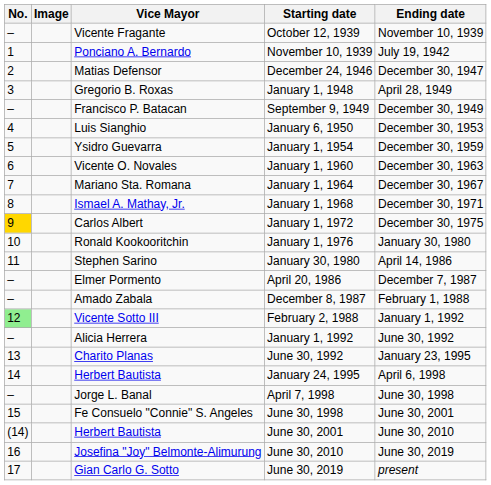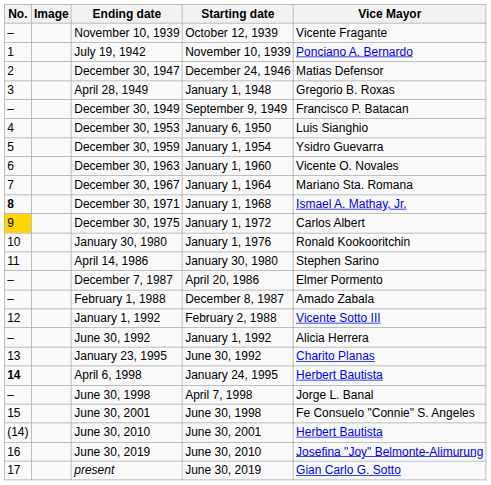columns swapped: (168, 14) <-> (431, 14)
(10, 204) normal -> (10, 204) bold
(14, 318) lightgreen background -> (14, 318) no background
(14, 375) normal -> (14, 375) bold
